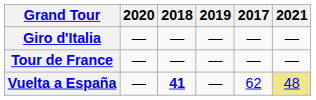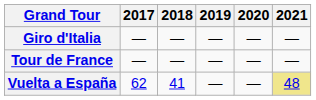columns swapped: (254, 15) <-> (139, 15)
(177, 83) bold -> (177, 83) normal
